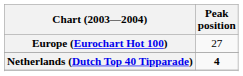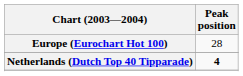(217, 43) 27 -> (217, 43) 28
